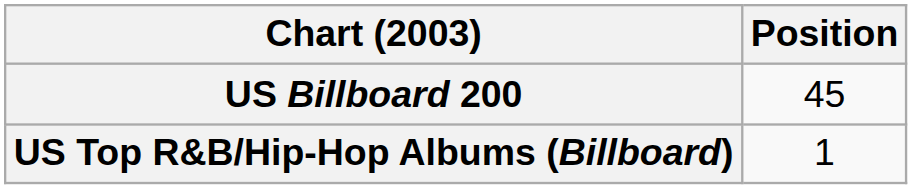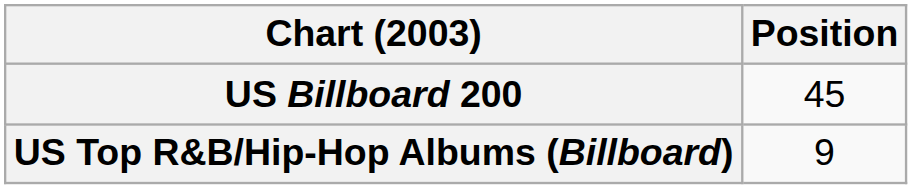(824, 152) 1 -> (824, 152) 9
